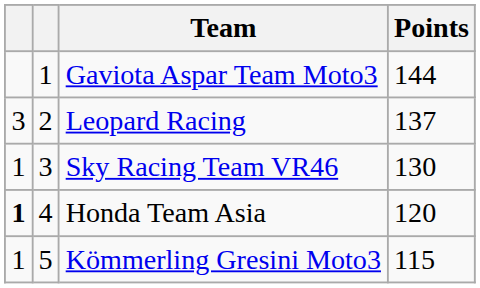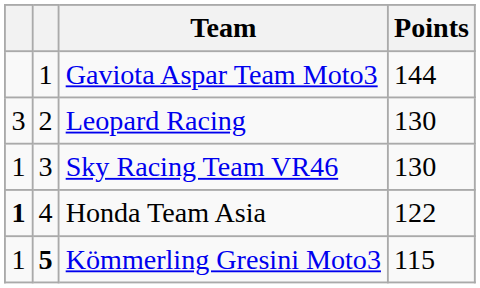(415, 120) 137 -> (415, 120) 130
(415, 213) 120 -> (415, 213) 122
(46, 259) normal -> (46, 259) bold
